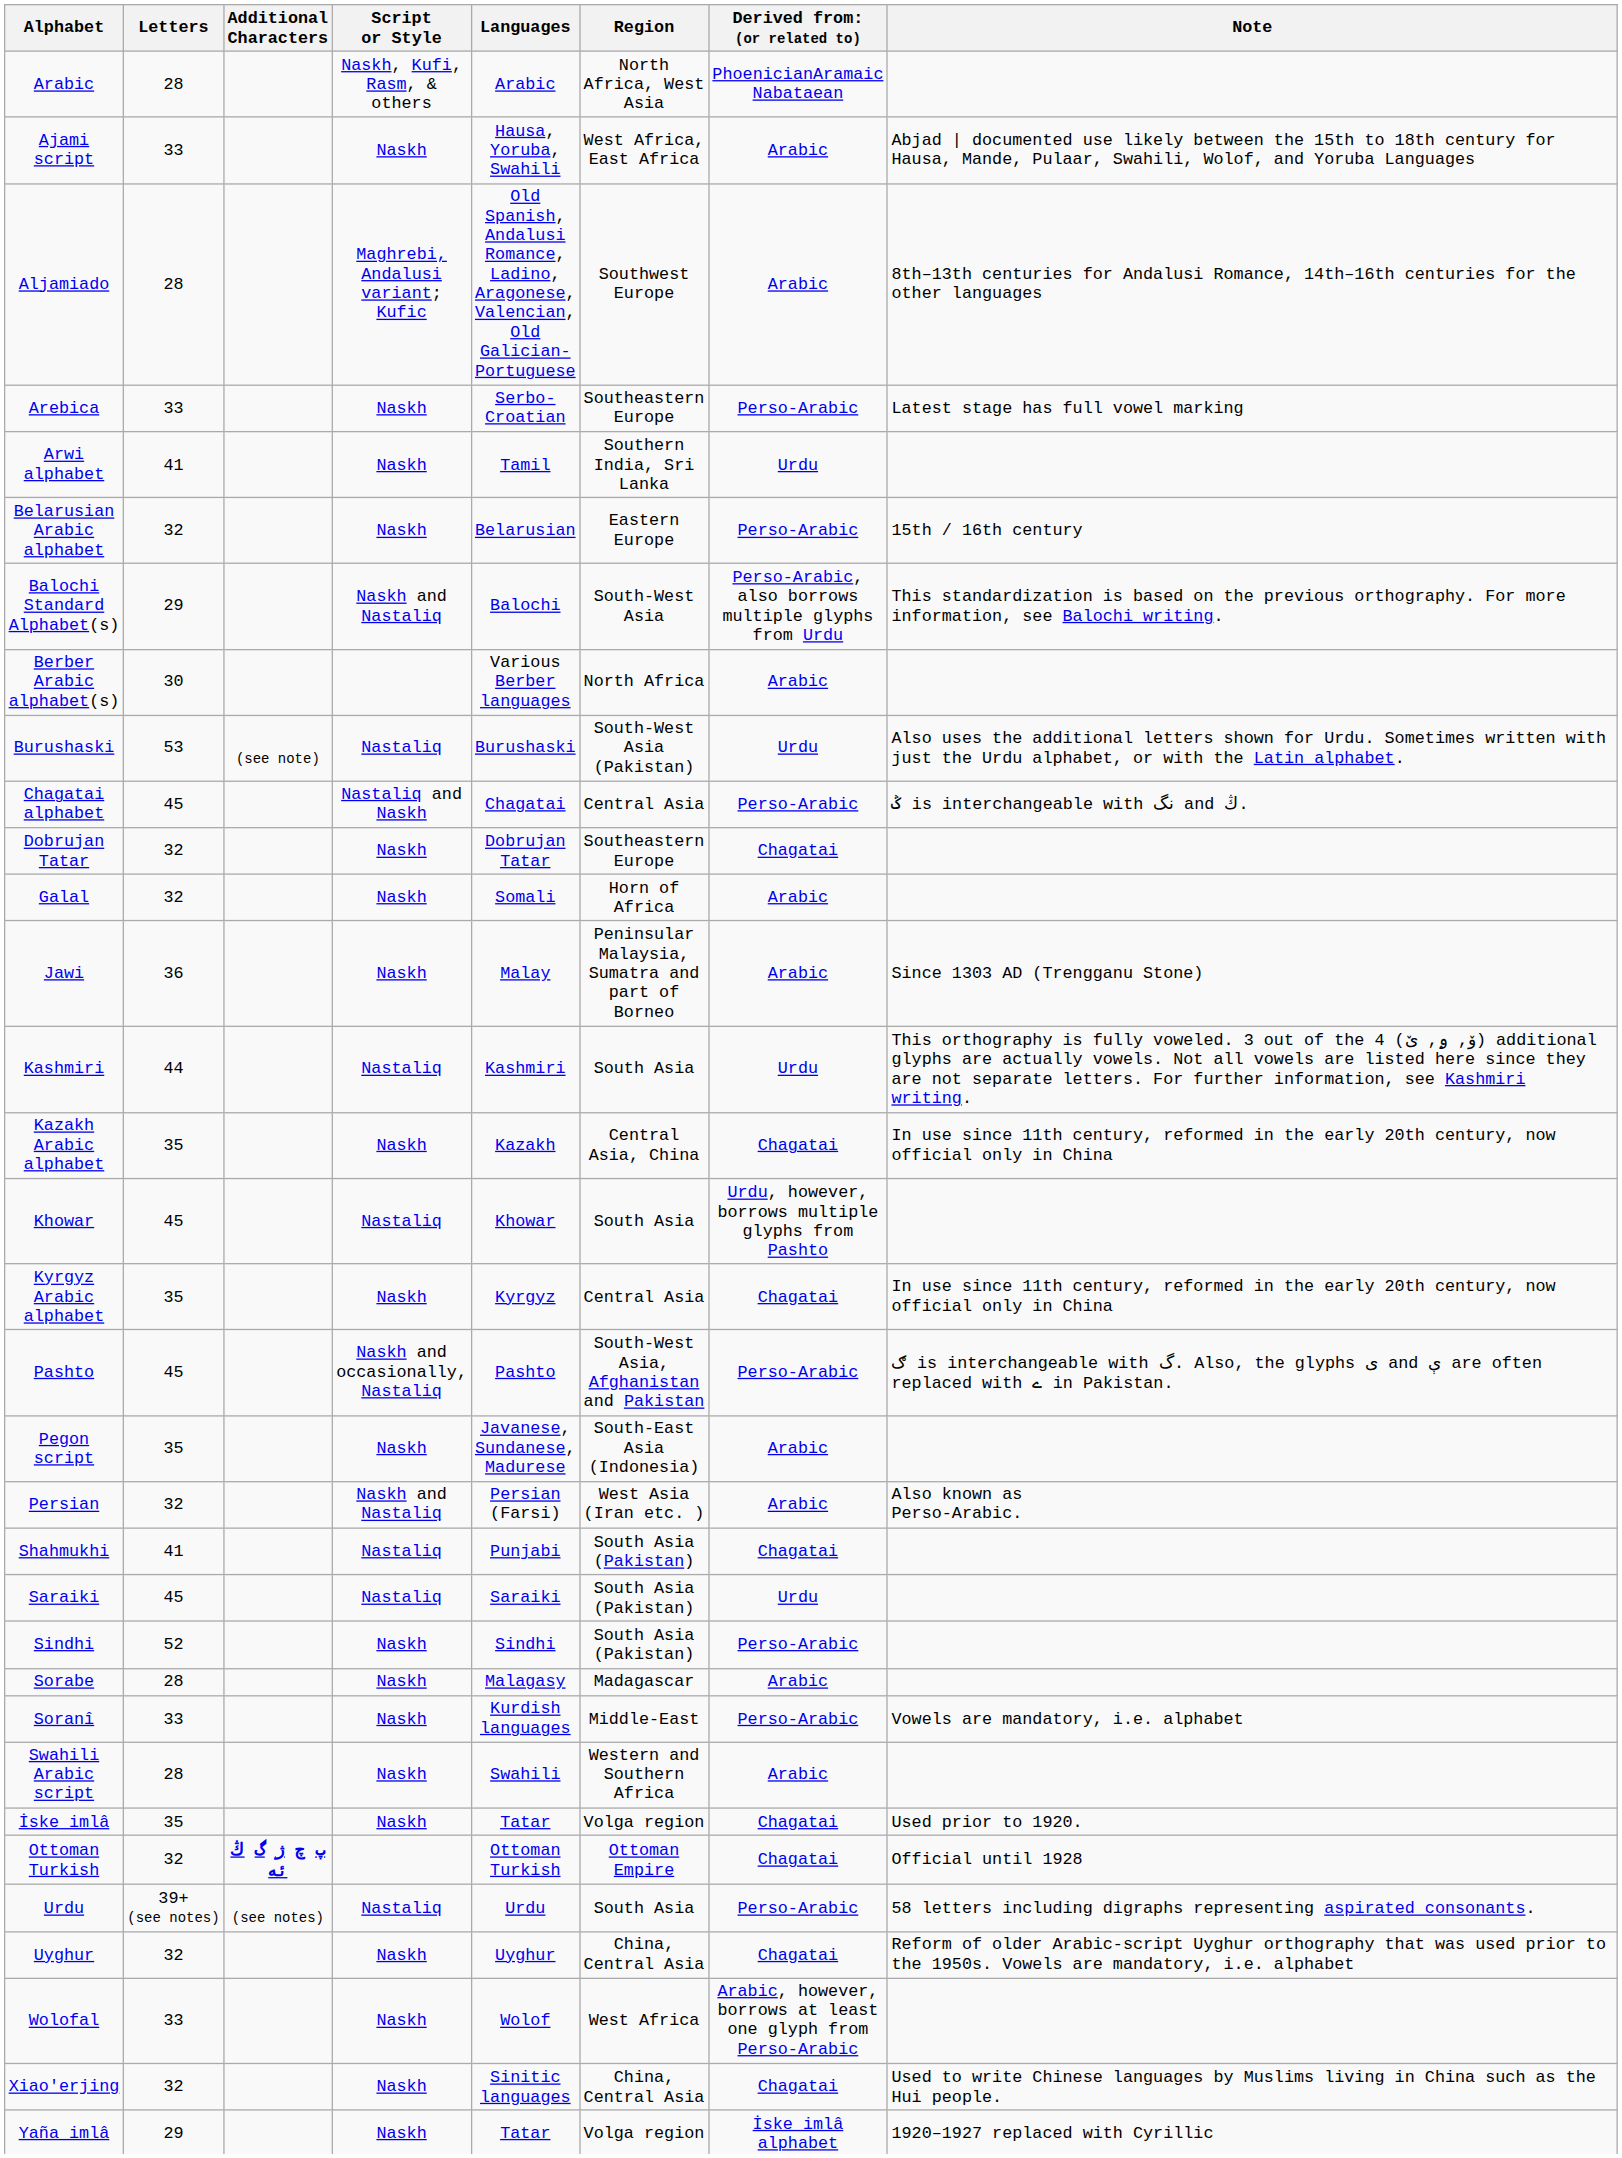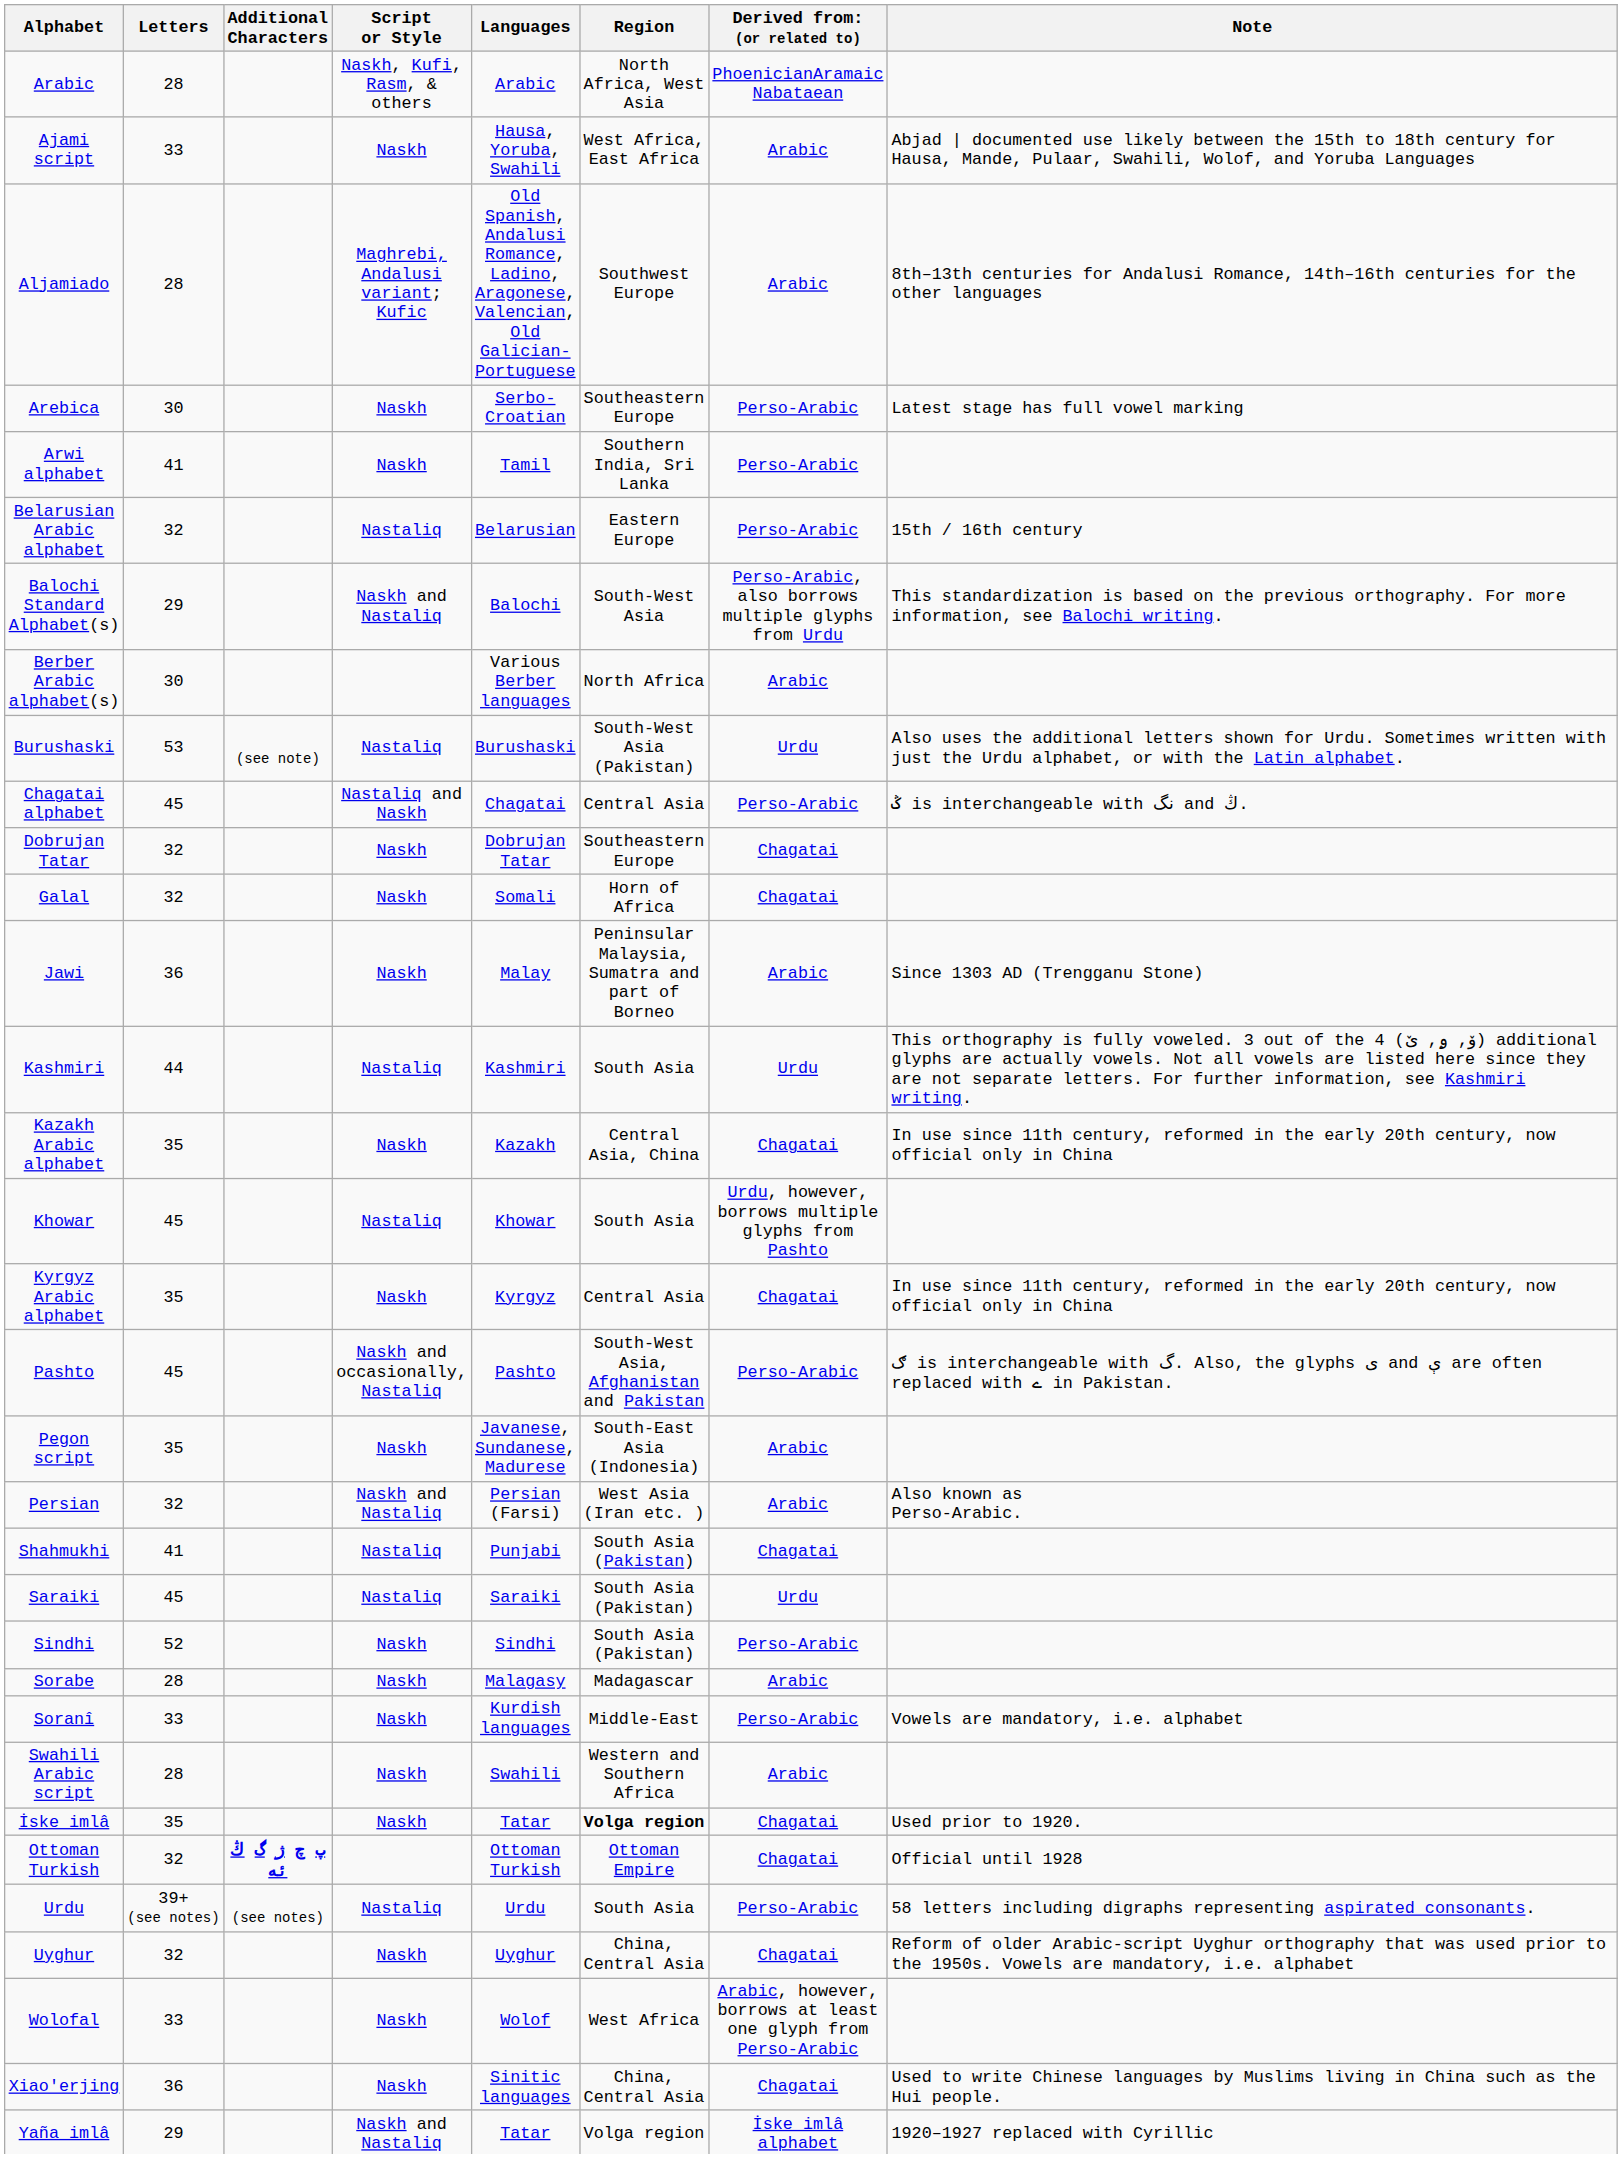(173, 408) 33 -> (173, 408) 30
(798, 465) Urdu -> (798, 465) Perso-Arabic
(402, 531) Naskh -> (402, 531) Nastaliq
(798, 898) Arabic -> (798, 898) Chagatai
(644, 1822) normal -> (644, 1822) bold
(173, 2087) 32 -> (173, 2087) 36
(402, 2134) Naskh -> (402, 2134) Naskh and Nastaliq
